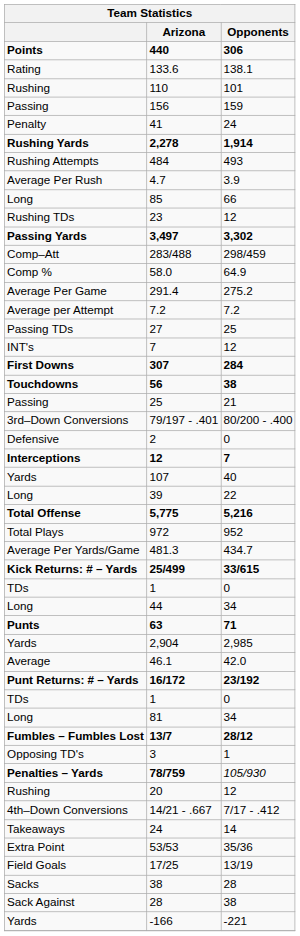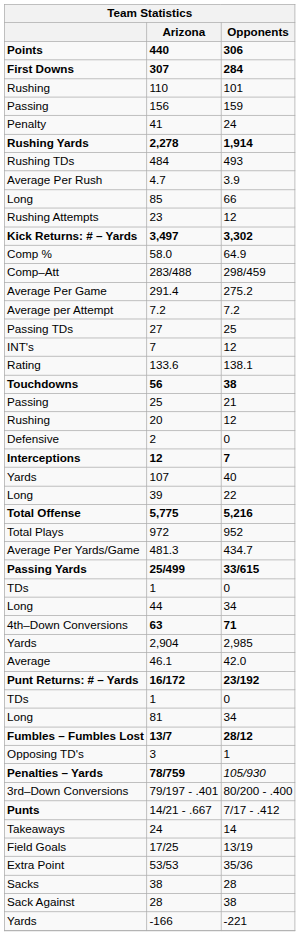rows swapped: (159, 365) <-> (164, 69)
(53, 161) Rushing Attempts -> (41, 161) Rushing TDs
(41, 217) Rushing TDs -> (53, 217) Rushing Attempts
(47, 236) Passing Yards -> (72, 236) Kick Returns: # – Yards
rows swapped: (170, 254) <-> (161, 273)
rows swapped: (156, 791) <-> (184, 421)
(72, 569) Kick Returns: # – Yards -> (47, 569) Passing Yards
(23, 625) Punts -> (67, 625) 4th–Down Conversions
(67, 810) 4th–Down Conversions -> (23, 810) Punts
rows swapped: (164, 865) <-> (164, 847)
